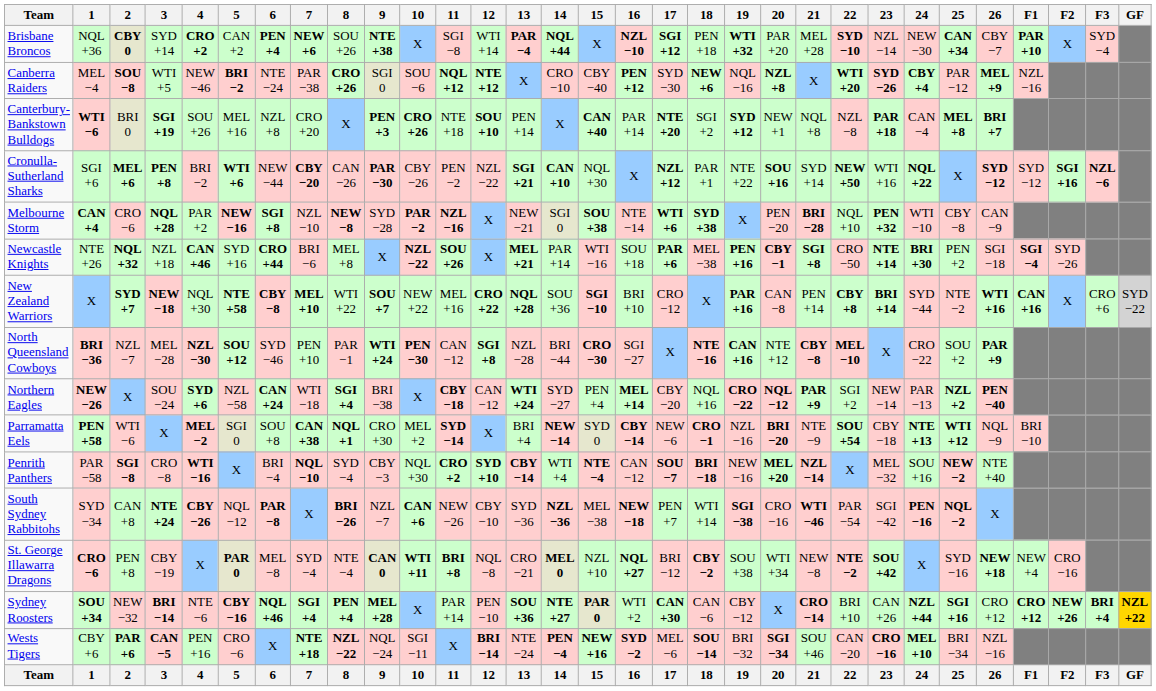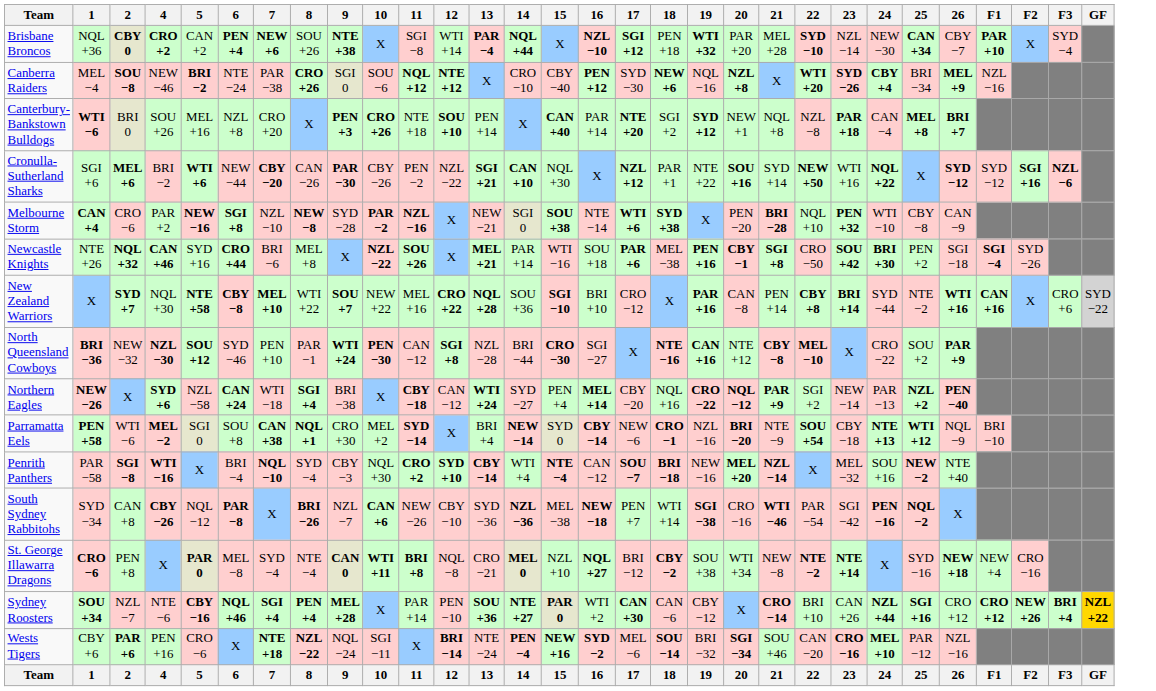- column: (164, 14)
(958, 80) PAR −12 -> (921, 80) BRI −34
(886, 256) NTE +14 -> (849, 256) SOU +42
(128, 352) NZL −7 -> (128, 352) NEW −32
(886, 565) SOU +42 -> (849, 565) NTE +14
(128, 609) NEW −32 -> (128, 609) NZL −7
(958, 646) BRI −34 -> (921, 646) PAR −12
